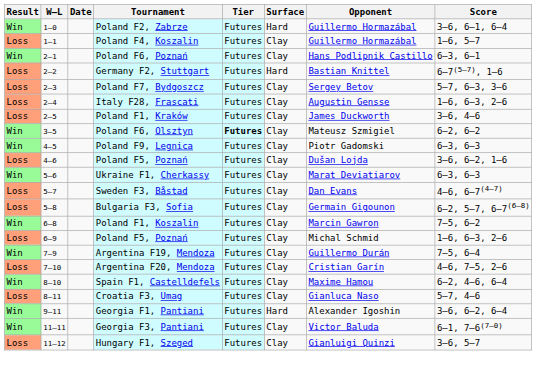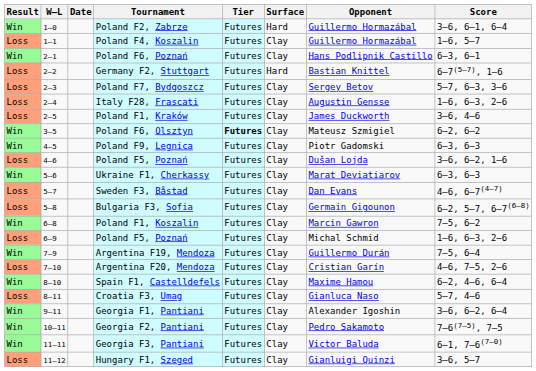(277, 311) Hard -> (277, 311) Clay
+ row: (54, 327)
